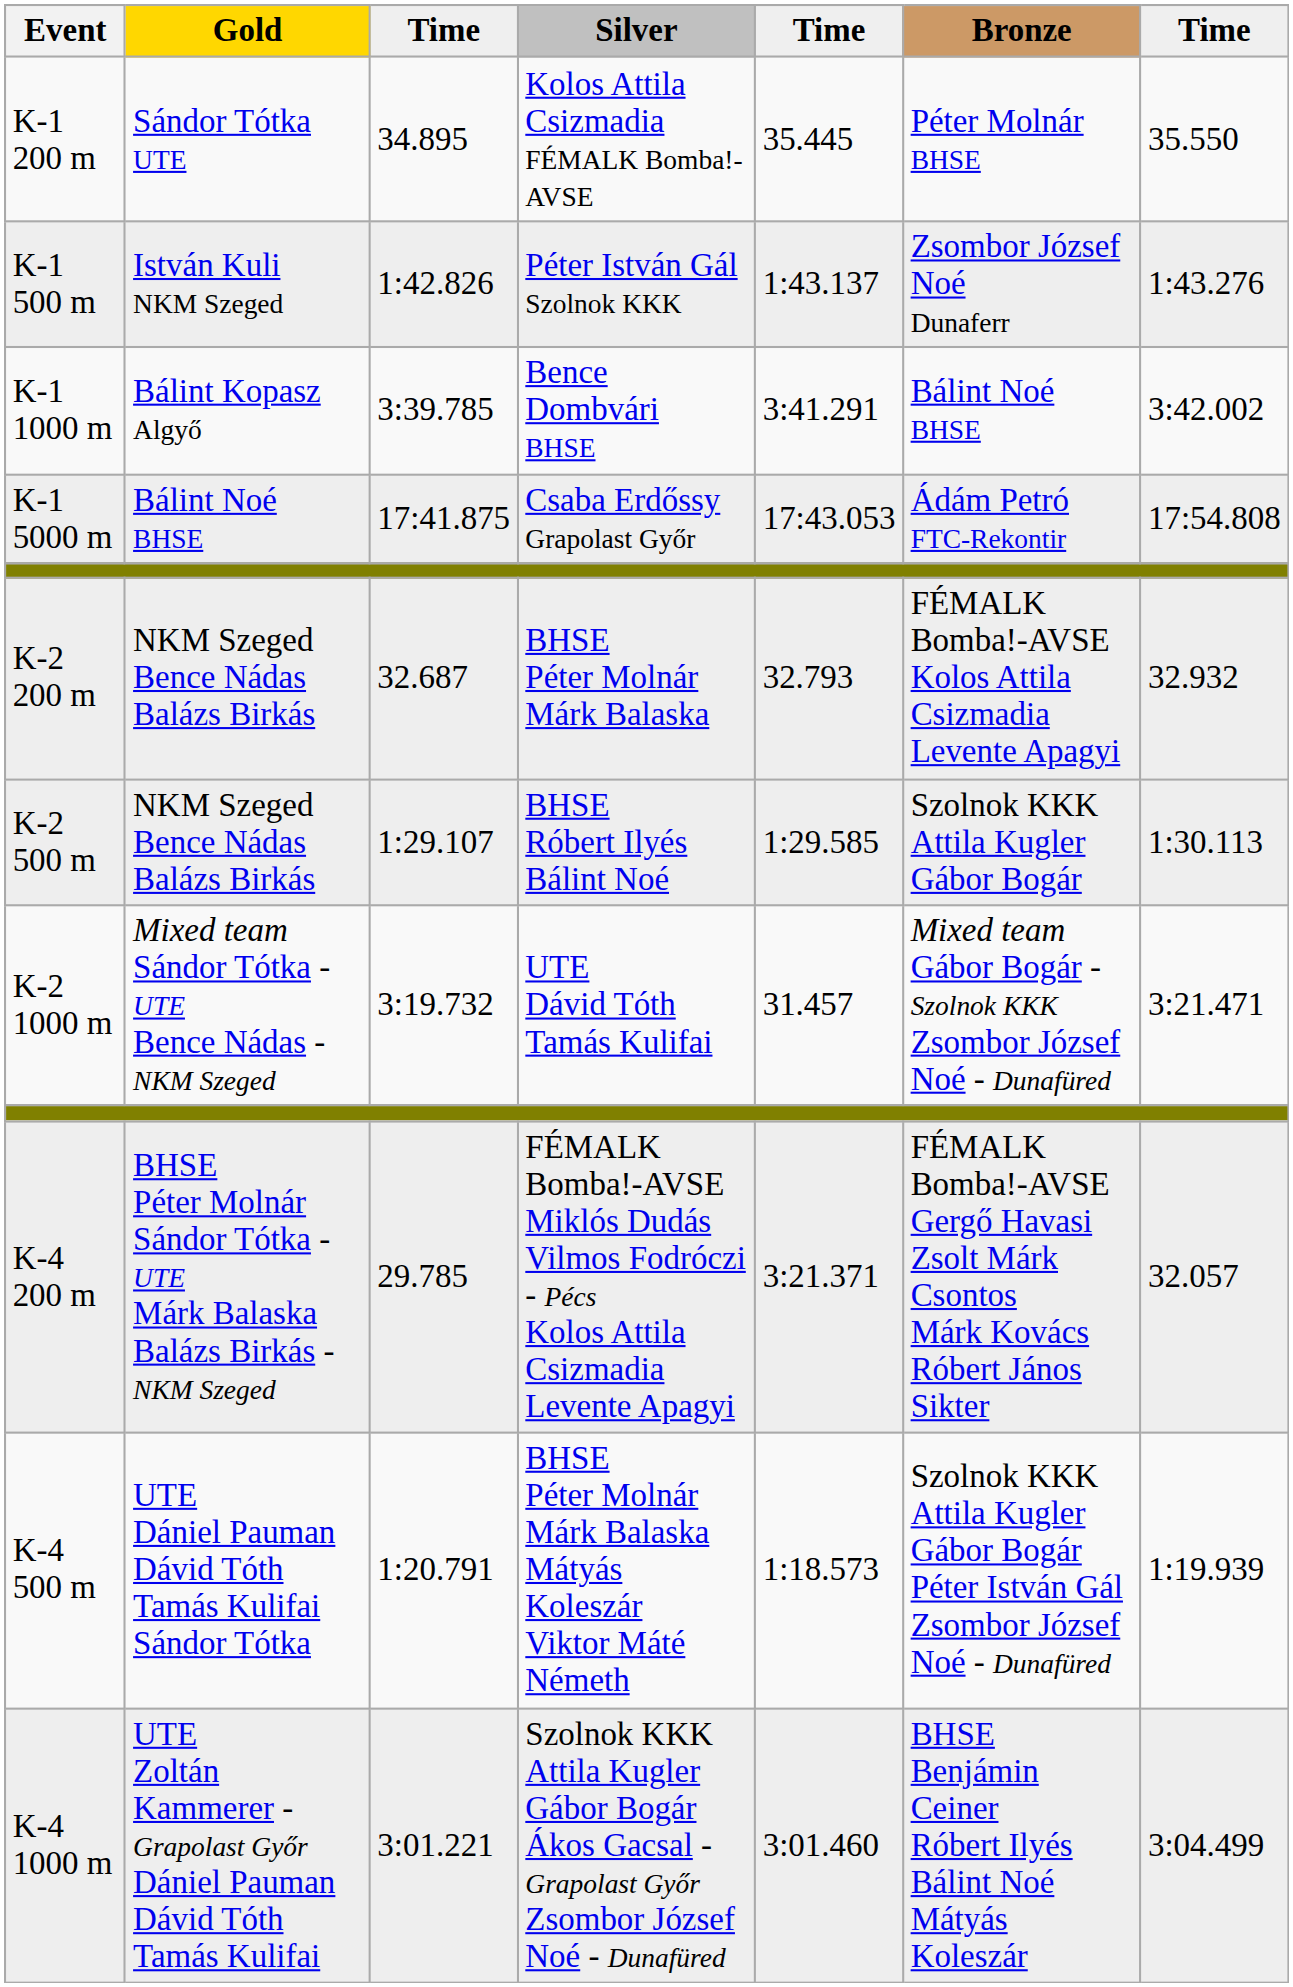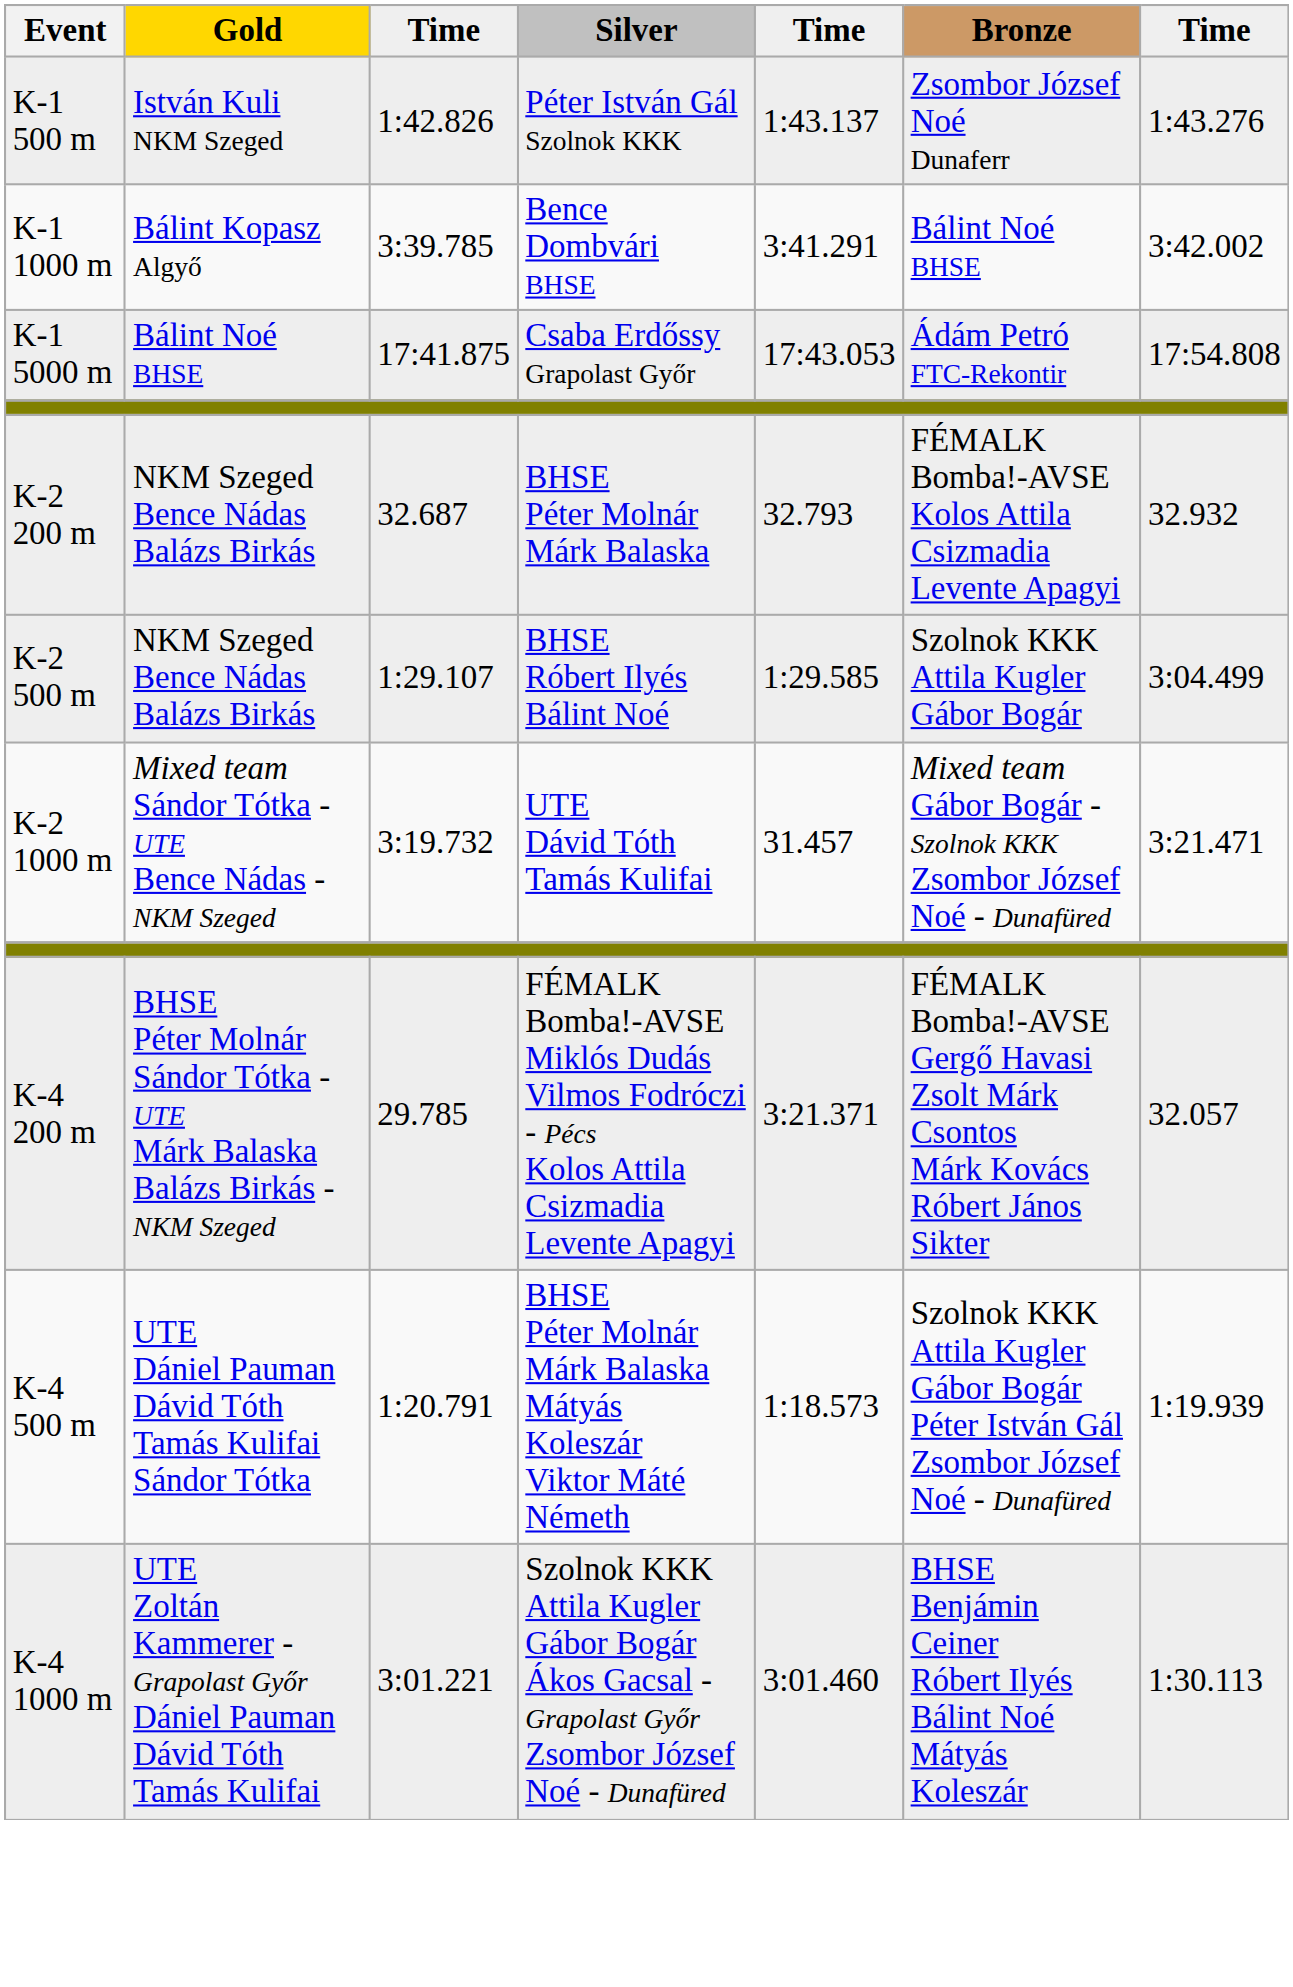- row: (54, 138)
(1206, 841) 1:30.113 -> (1206, 677) 3:04.499
(1206, 1844) 3:04.499 -> (1206, 1680) 1:30.113
